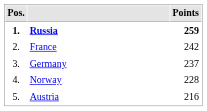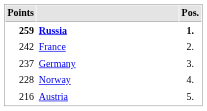columns swapped: (16, 13) <-> (186, 13)
